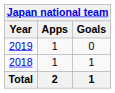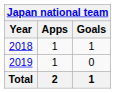rows swapped: (21, 63) <-> (21, 46)
